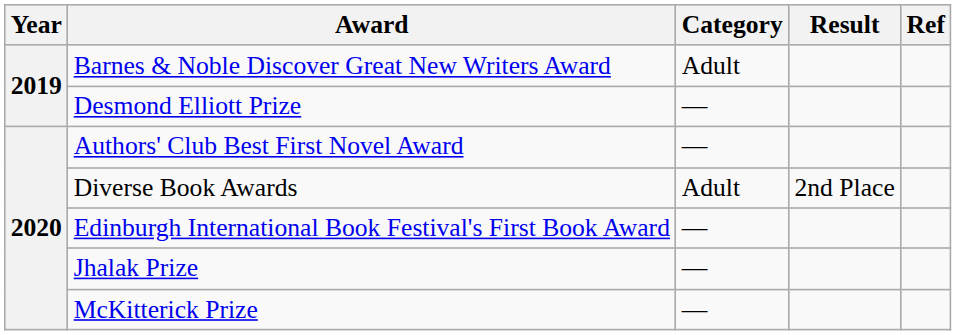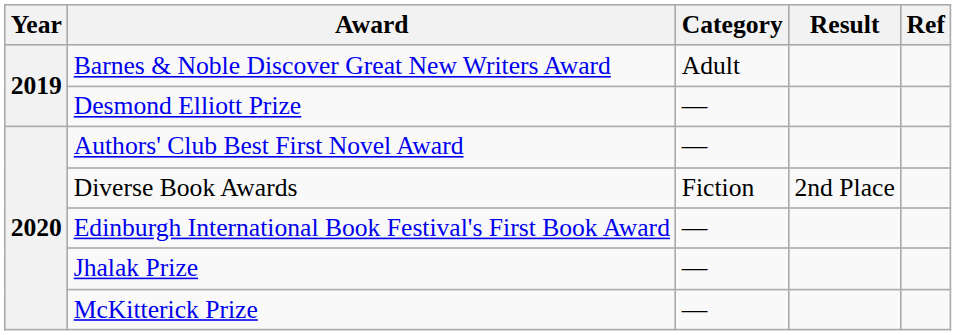(711, 187) Adult -> (718, 187) Fiction
